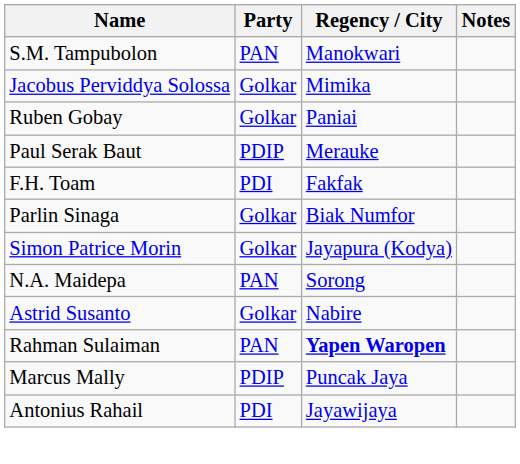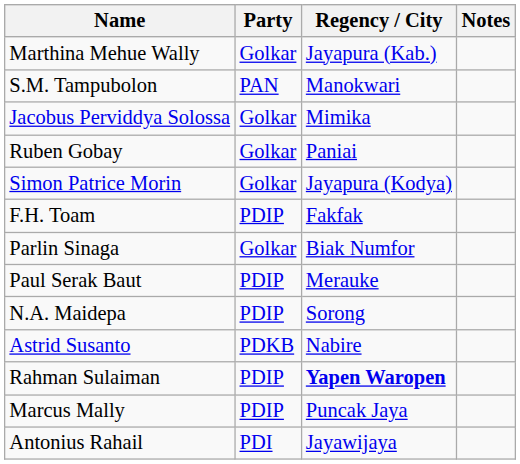+ row: (104, 53)
rows swapped: (95, 248) <-> (75, 150)
(256, 183) PDI -> (262, 215) PDIP
(259, 280) PAN -> (262, 313) PDIP
(268, 313) Golkar -> (267, 345) PDKB
(259, 345) PAN -> (262, 378) PDIP
